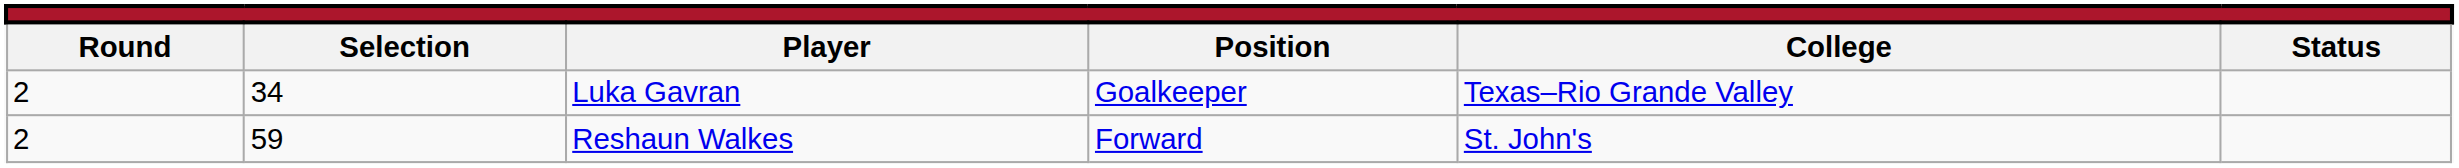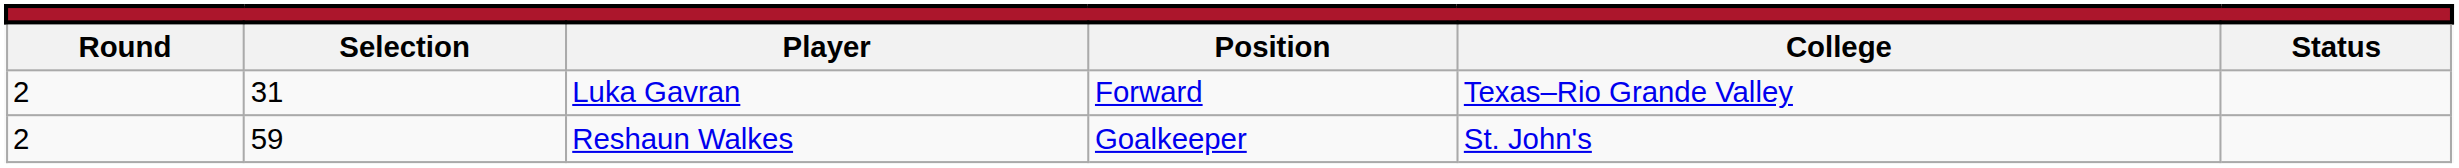(267, 93) 34 -> (267, 93) 31
(1171, 93) Goalkeeper -> (1149, 93) Forward
(1149, 139) Forward -> (1171, 139) Goalkeeper
